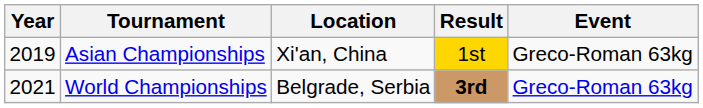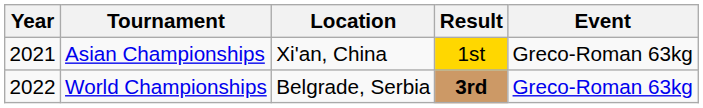(32, 54) 2019 -> (32, 54) 2021
(32, 87) 2021 -> (32, 87) 2022
